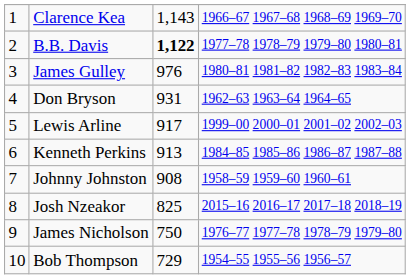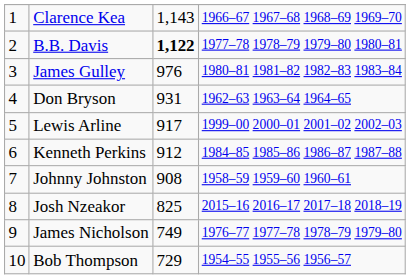(169, 152) 913 -> (169, 152) 912
(169, 233) 750 -> (169, 233) 749
